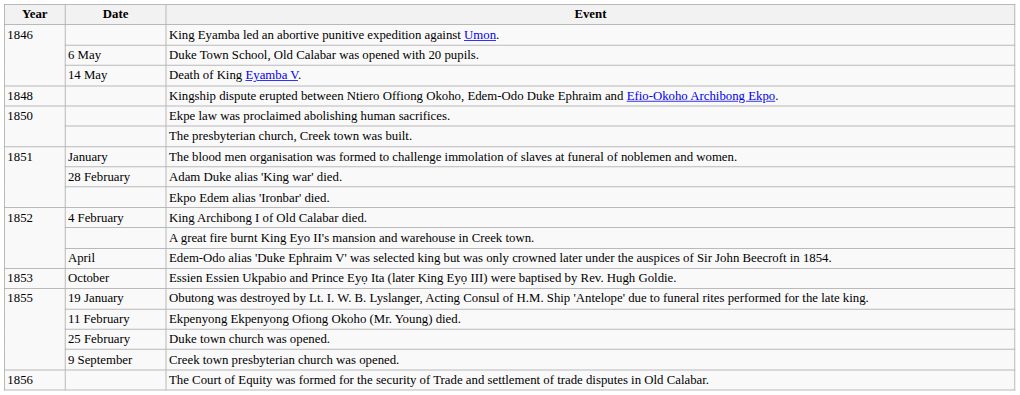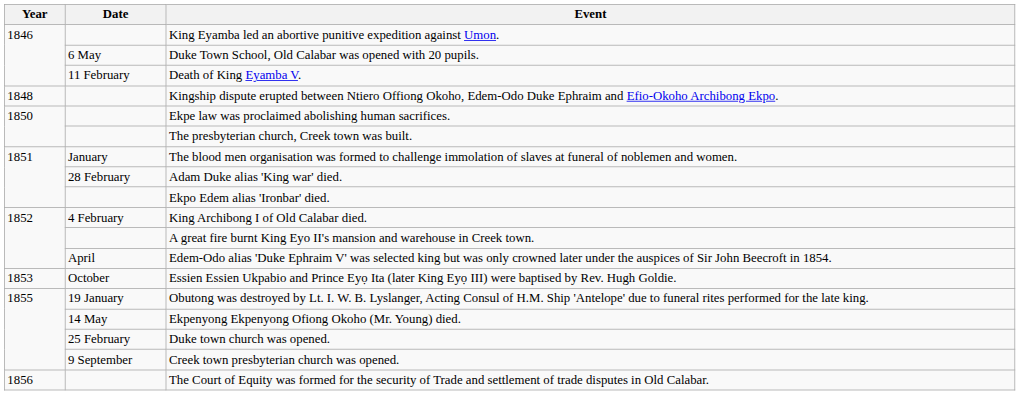(88, 75) 14 May -> (99, 75) 11 February
(99, 319) 11 February -> (88, 319) 14 May
